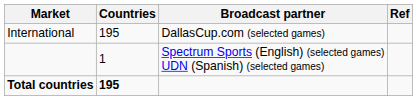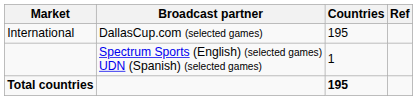columns swapped: (127, 14) <-> (273, 14)
